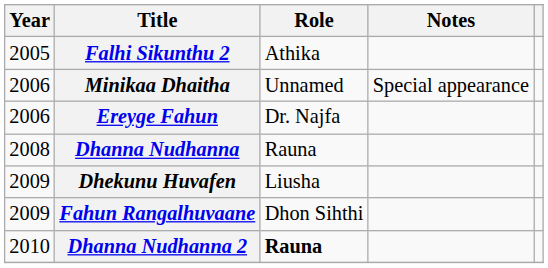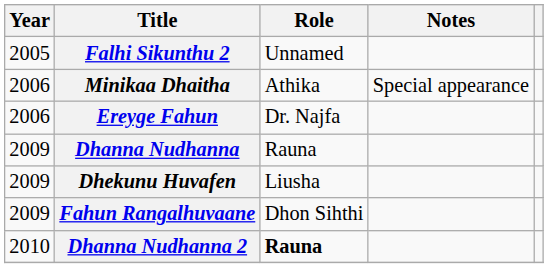(292, 52) Athika -> (304, 52) Unnamed
(304, 85) Unnamed -> (292, 85) Athika
(30, 149) 2008 -> (30, 149) 2009
